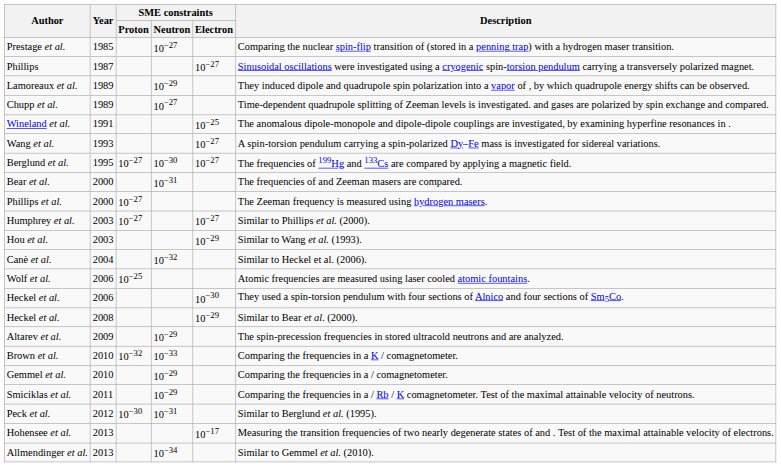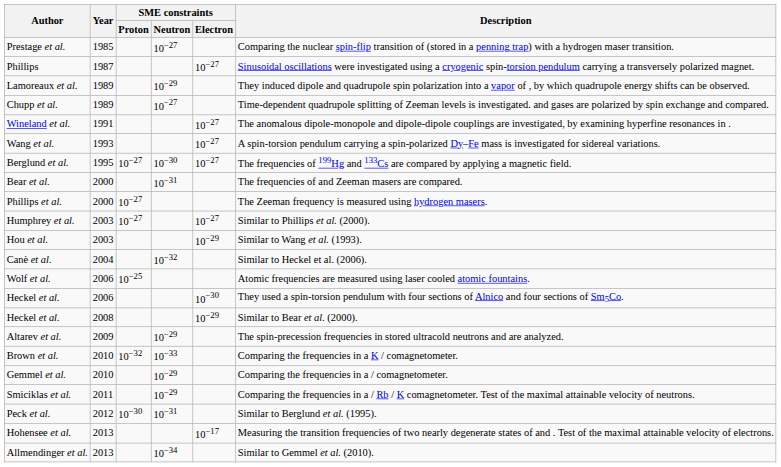(207, 124) 10−25 -> (207, 124) 10−27
